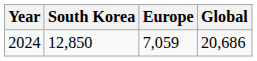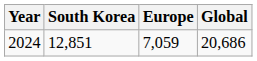(70, 42) 12,850 -> (70, 42) 12,851
